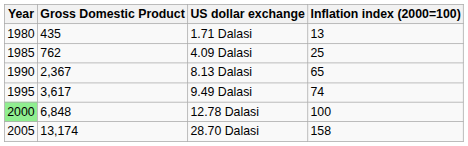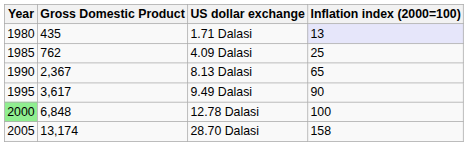(317, 33) no background -> (317, 33) lavender background
(317, 92) 74 -> (317, 92) 90
